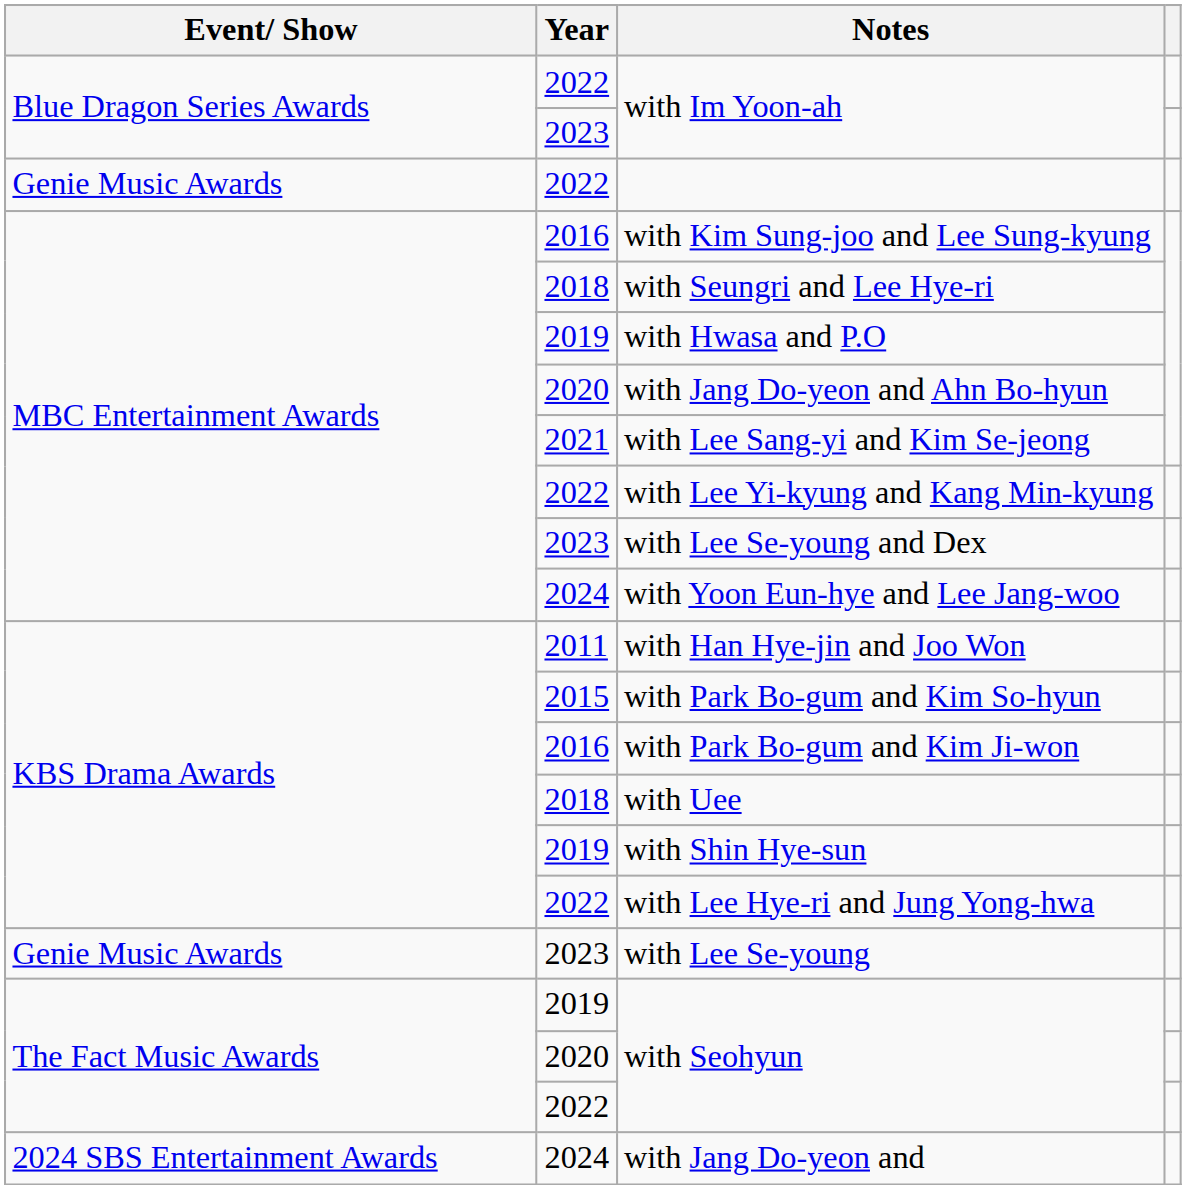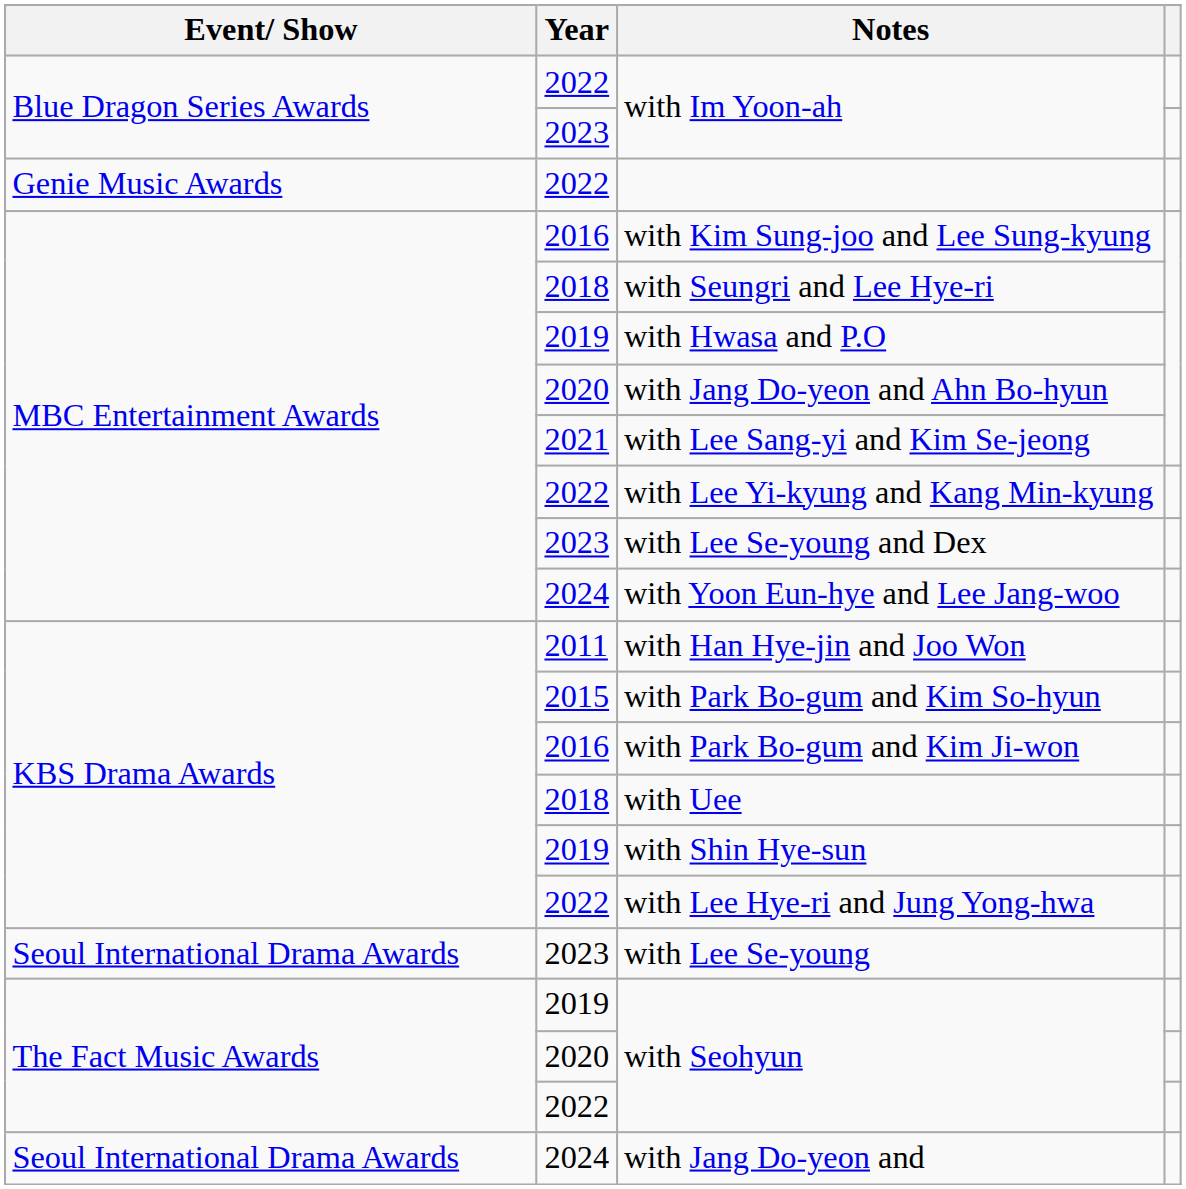(147, 952) Genie Music Awards -> (236, 952) Seoul International Drama Awards
(225, 1157) 2024 SBS Entertainment Awards -> (236, 1157) Seoul International Drama Awards
